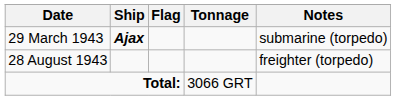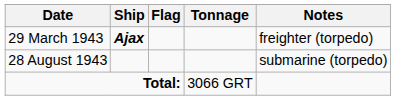(323, 38) submarine (torpedo) -> (316, 38) freighter (torpedo)
(316, 60) freighter (torpedo) -> (323, 60) submarine (torpedo)
